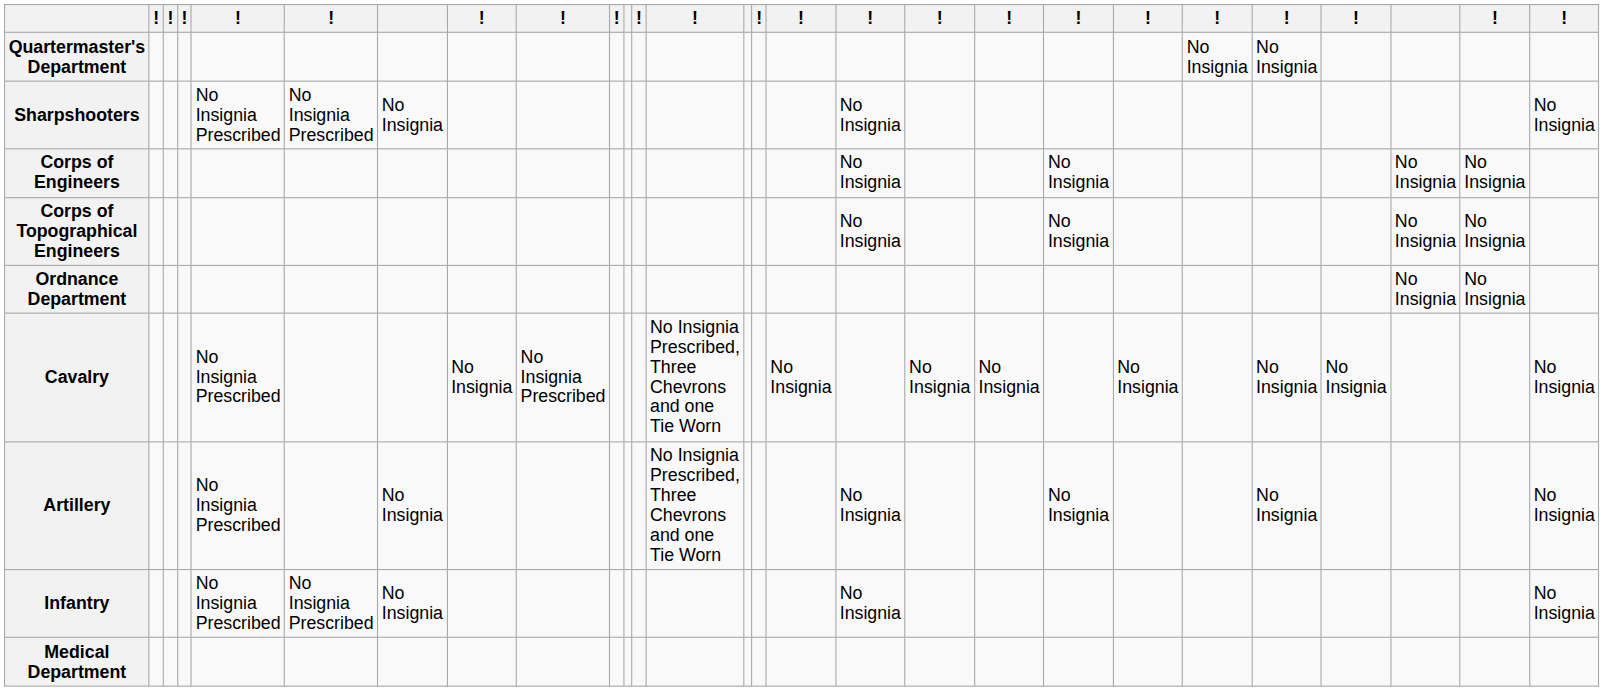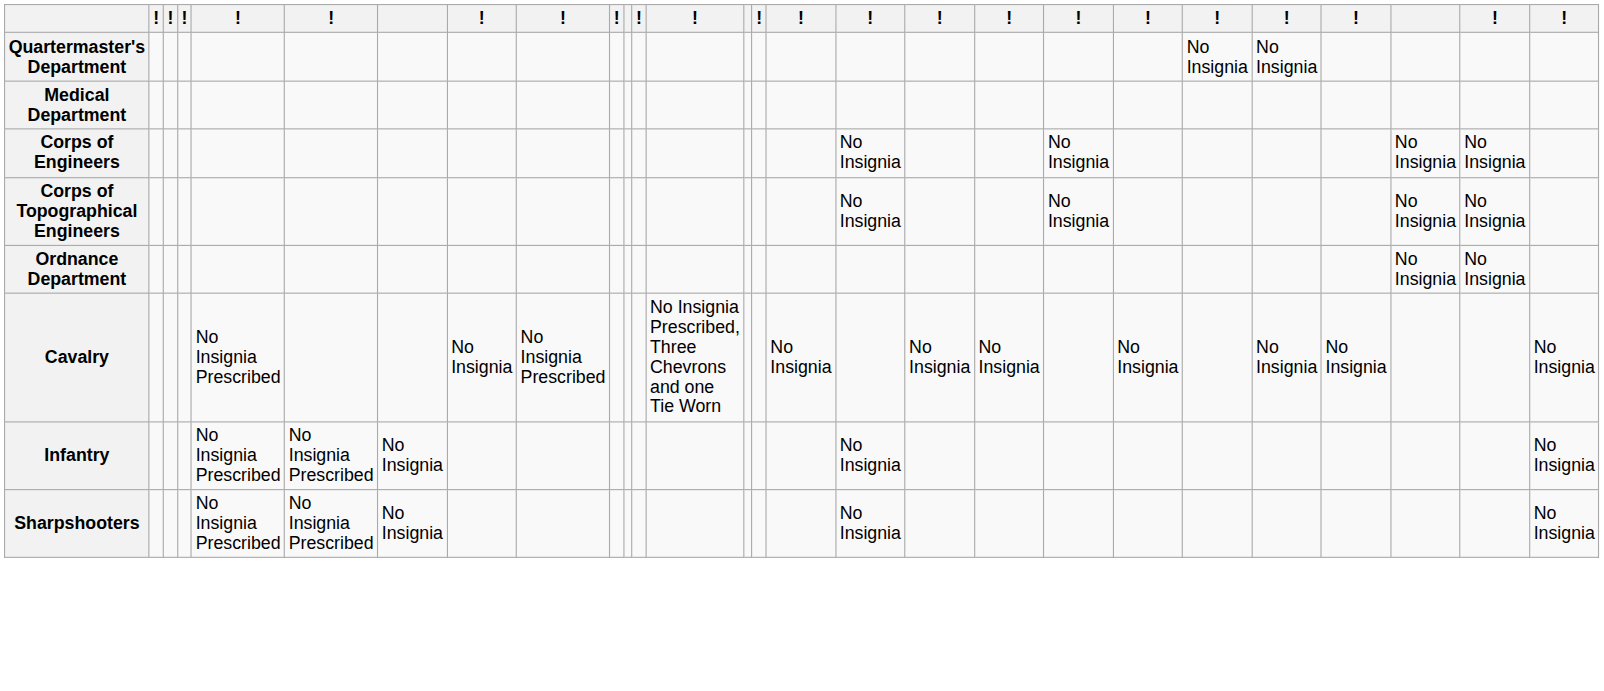rows swapped: (77, 661) <-> (77, 114)
- row: (77, 505)
